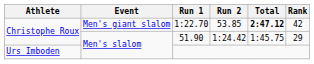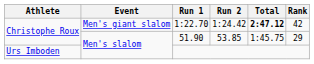(229, 24) 53.85 -> (229, 24) 1:24.42
(229, 38) 1:24.42 -> (229, 38) 53.85
